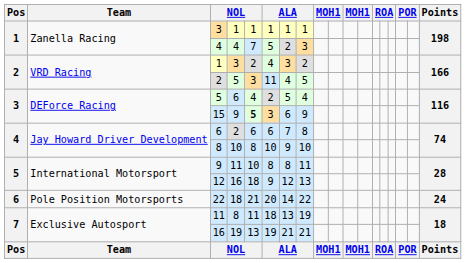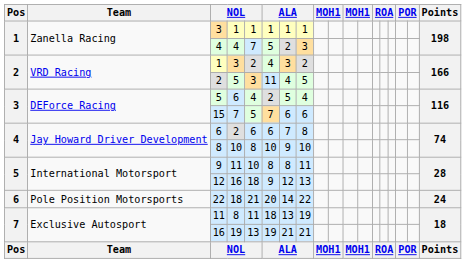(236, 115) 9 -> (236, 115) 7
(253, 115) bold -> (253, 115) normal
(270, 115) 3 -> (270, 115) 7
(305, 115) 9 -> (305, 115) 6
